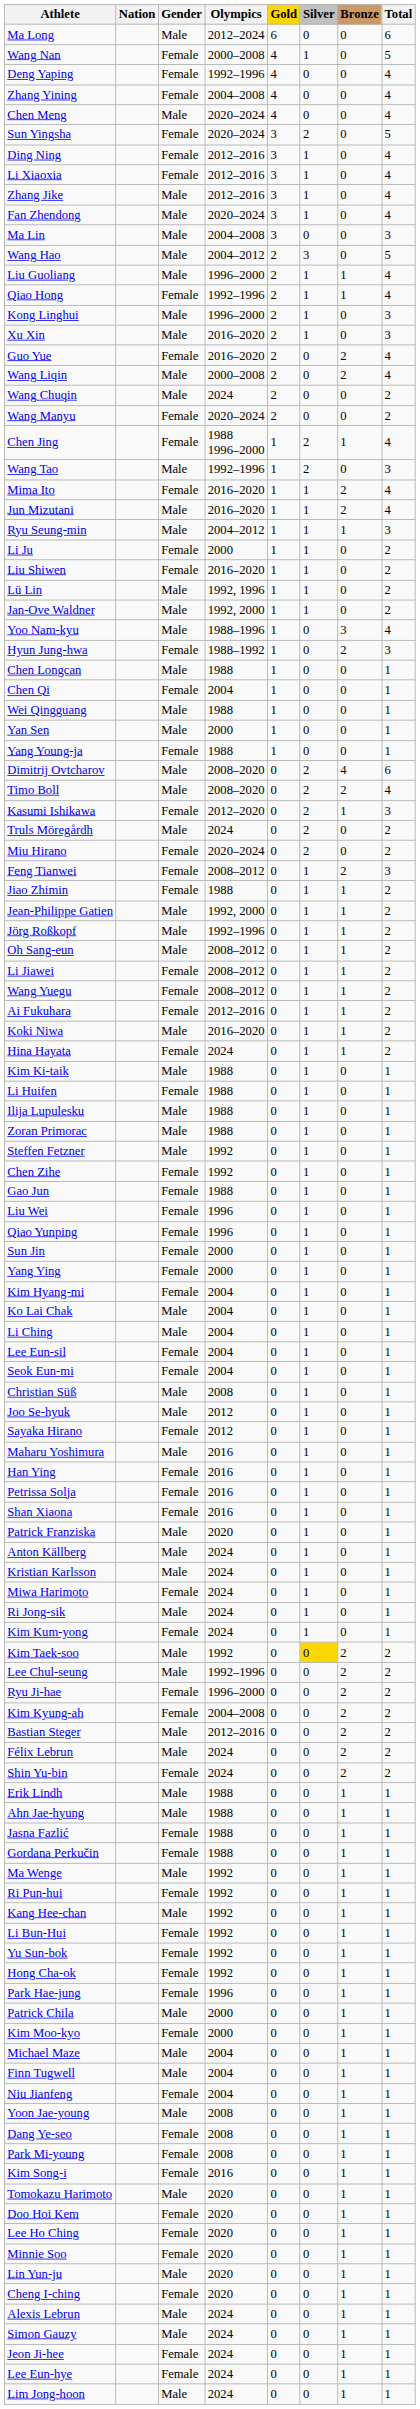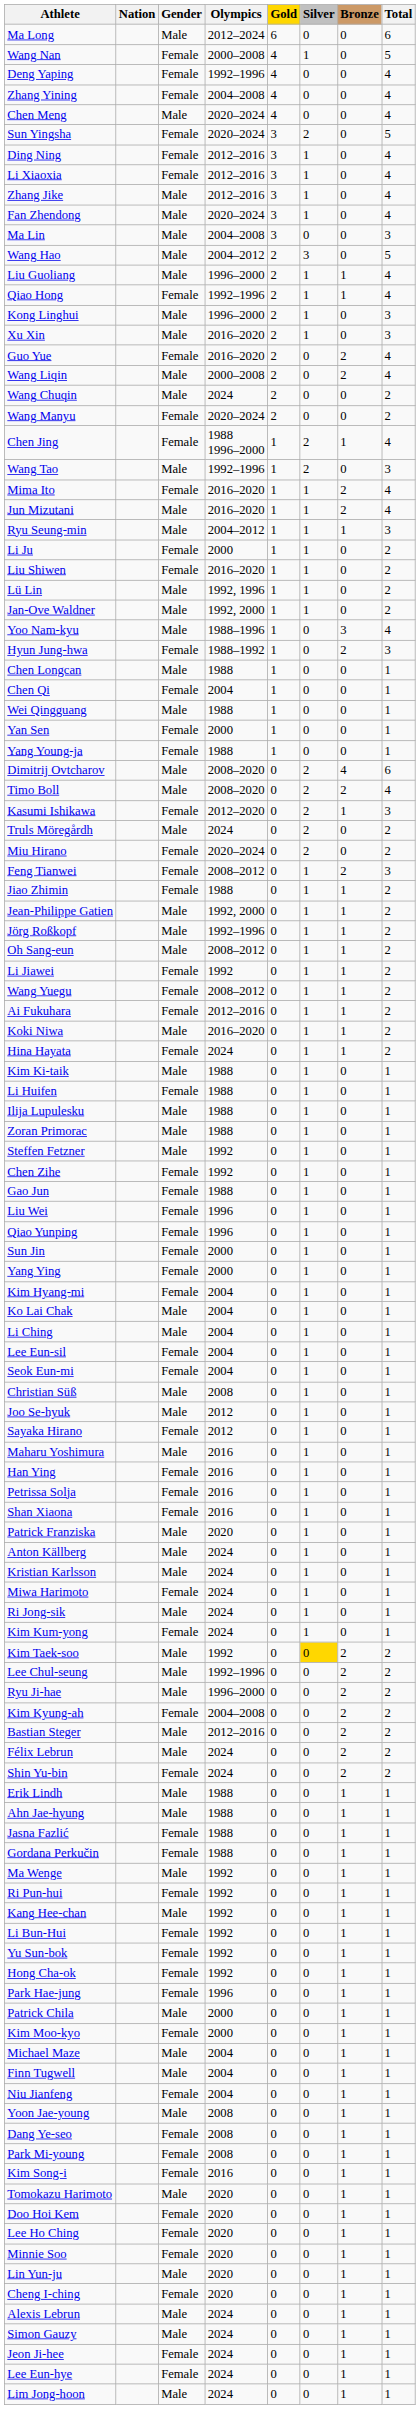(174, 730) Male -> (180, 730) Female
(236, 970) 2008–2012 -> (220, 970) 1992
(180, 1692) Female -> (174, 1692) Male
